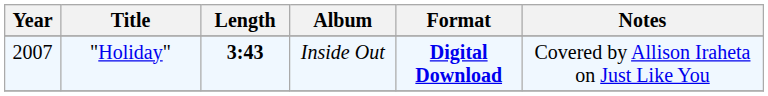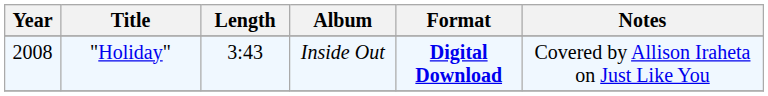(33, 52) 2007 -> (33, 52) 2008
(245, 52) bold -> (245, 52) normal
